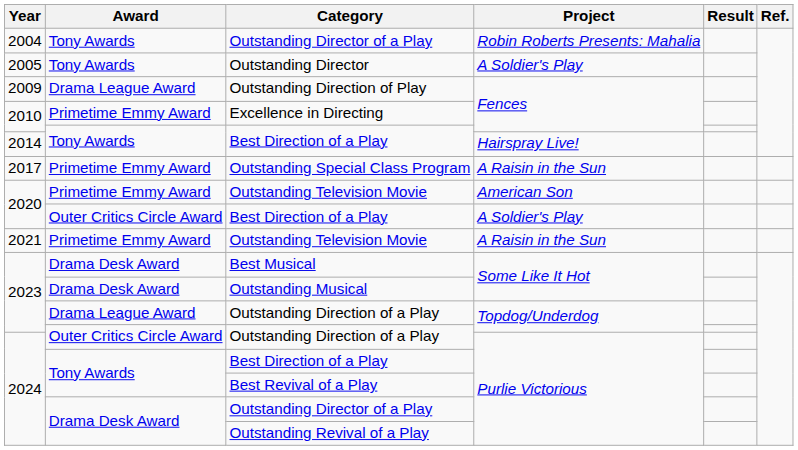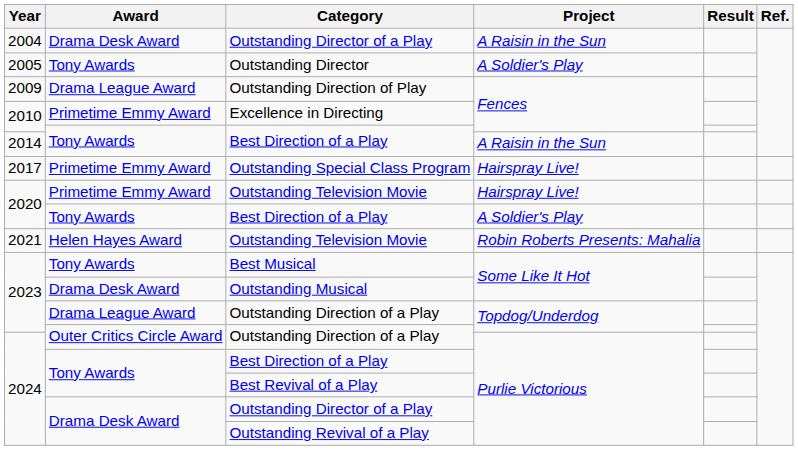(92, 40) Tony Awards -> (114, 40) Drama Desk Award
(589, 40) Robin Roberts Presents: Mahalia -> (542, 40) A Raisin in the Sun
(528, 144) Hairspray Live! -> (542, 144) A Raisin in the Sun
(542, 168) A Raisin in the Sun -> (528, 168) Hairspray Live!
(525, 192) American Son -> (528, 192) Hairspray Live!
(136, 216) Outer Critics Circle Award -> (92, 216) Tony Awards
(130, 240) Primetime Emmy Award -> (115, 240) Helen Hayes Award
(542, 240) A Raisin in the Sun -> (589, 240) Robin Roberts Presents: Mahalia
(114, 264) Drama Desk Award -> (92, 264) Tony Awards
